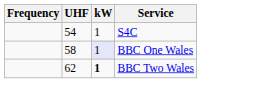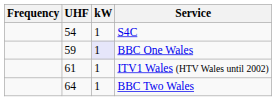(70, 50) 58 -> (70, 50) 59
+ row: (193, 68)
(70, 68) 62 -> (70, 86) 64
(97, 68) bold -> (97, 86) normal
